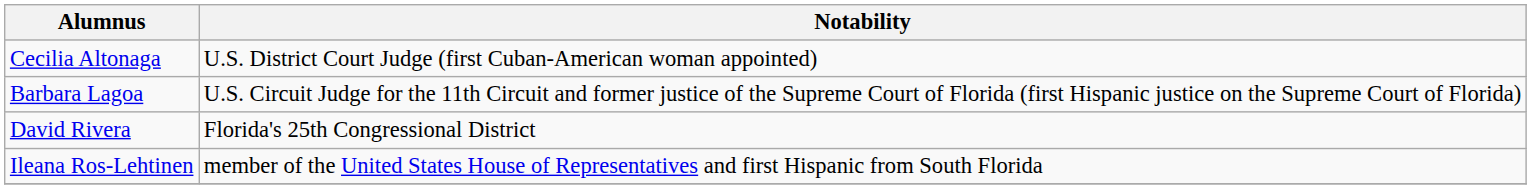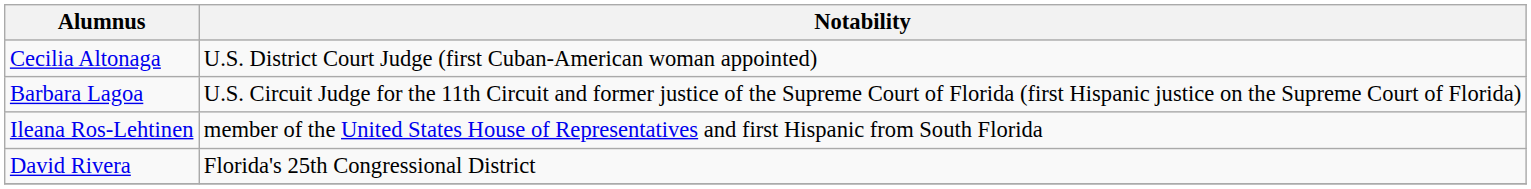rows swapped: (70, 129) <-> (102, 165)
